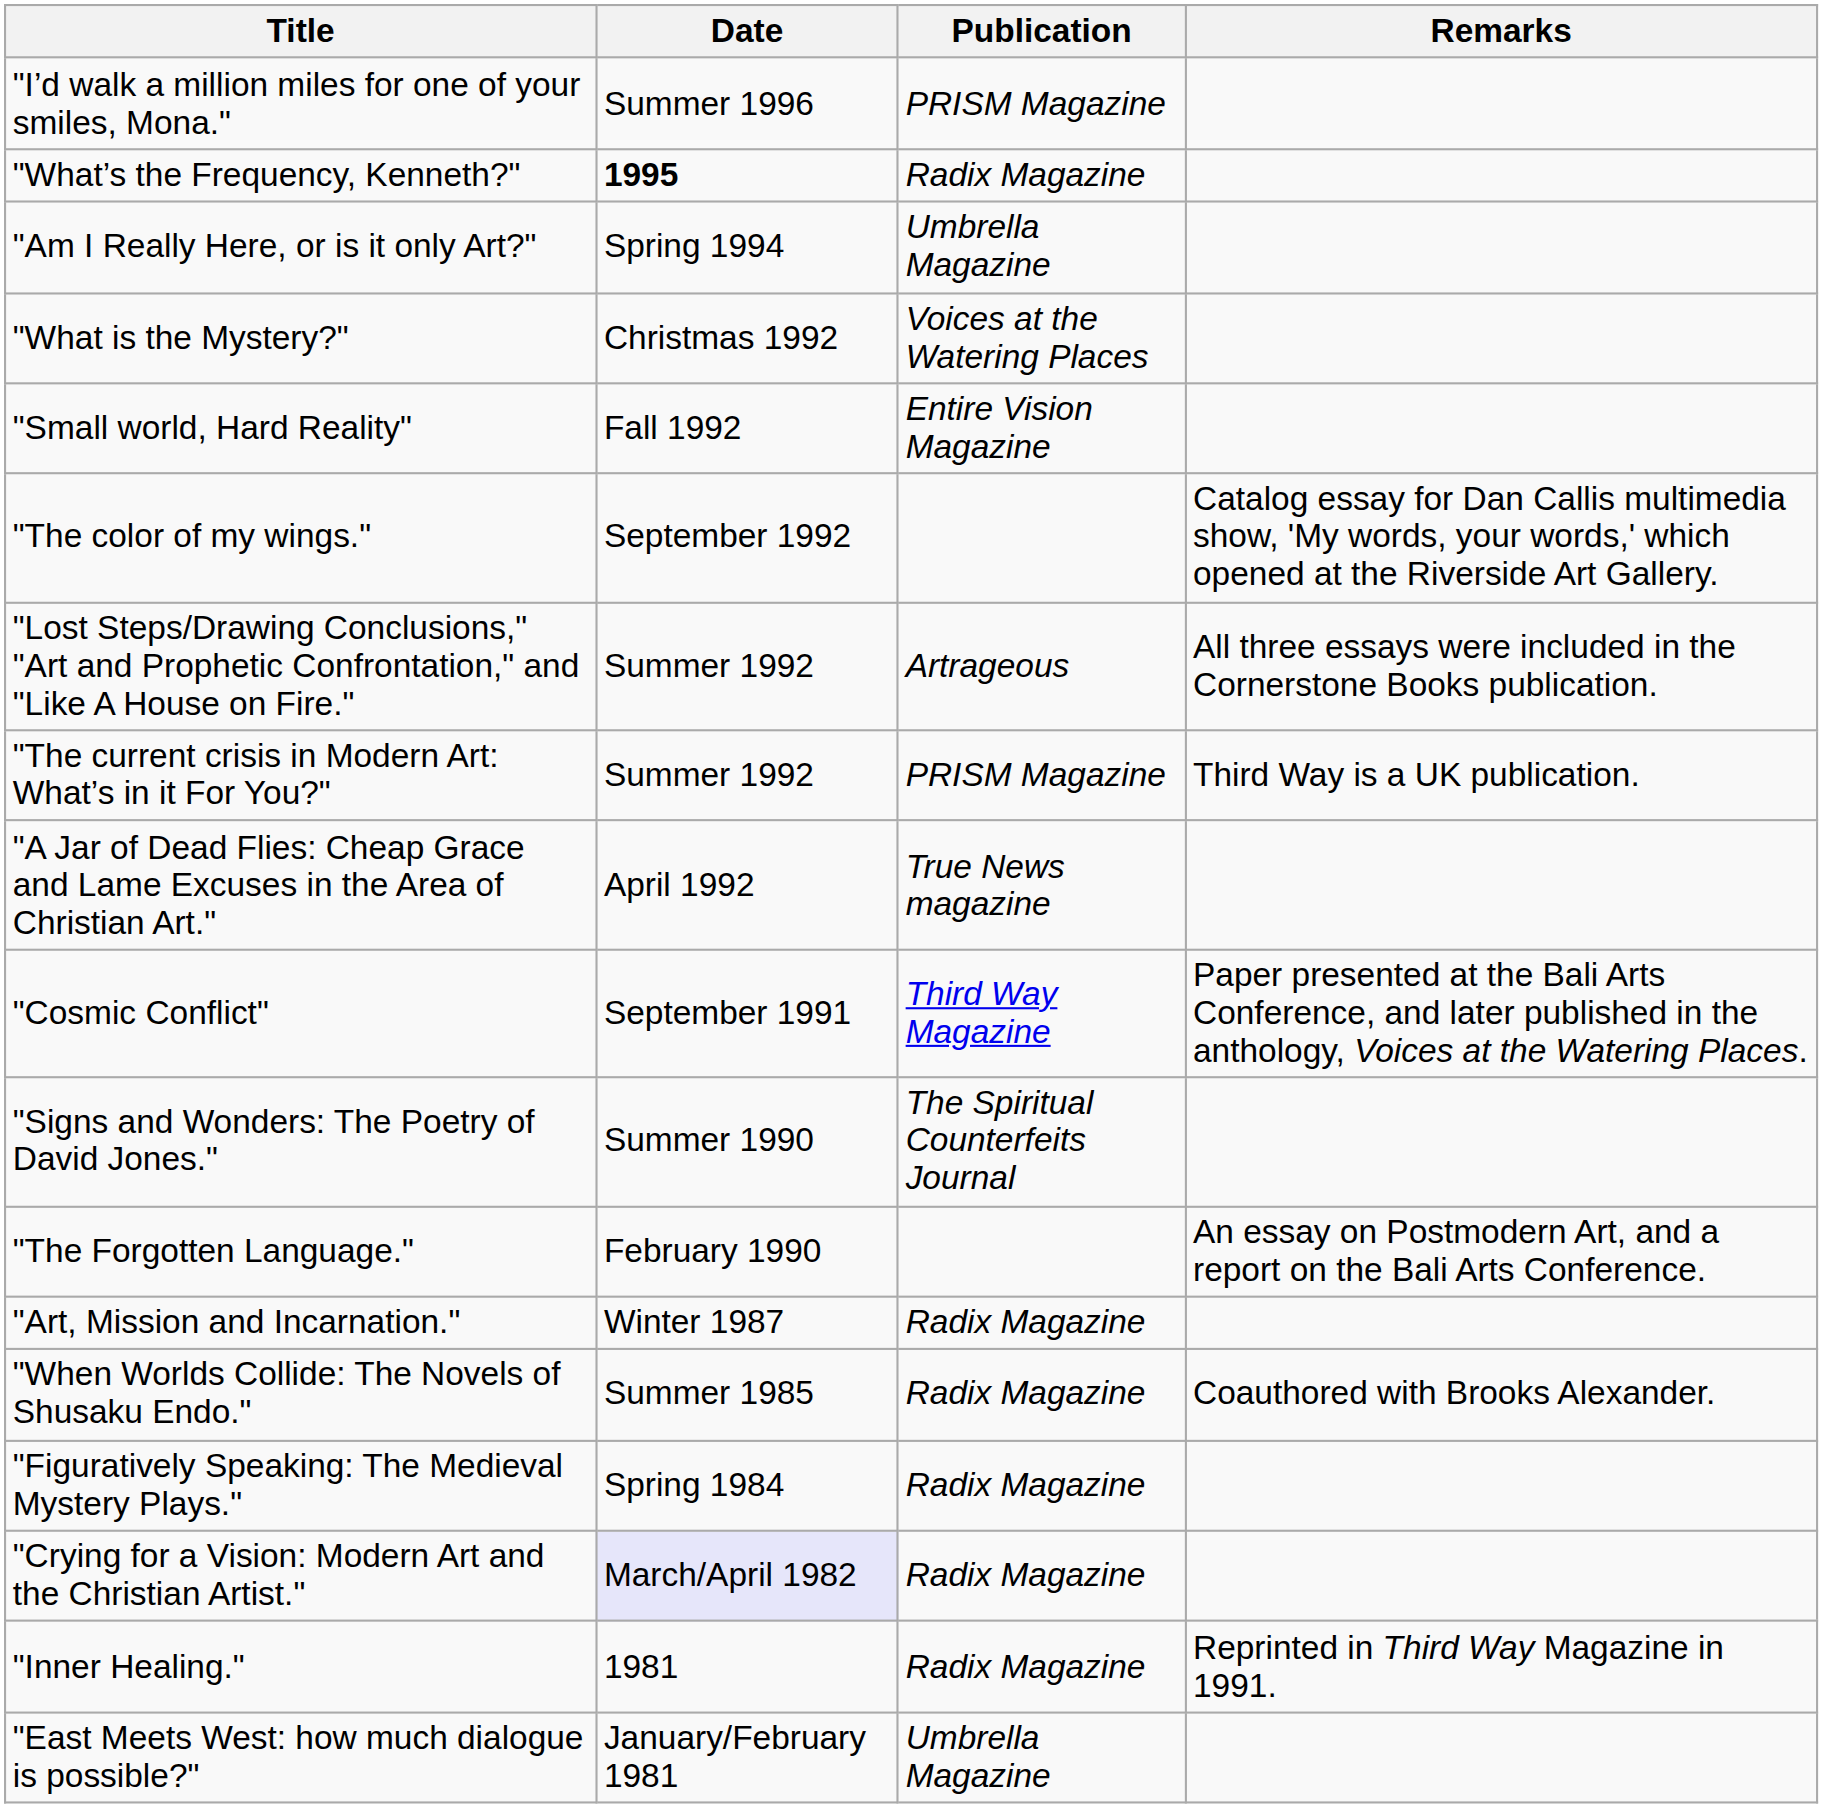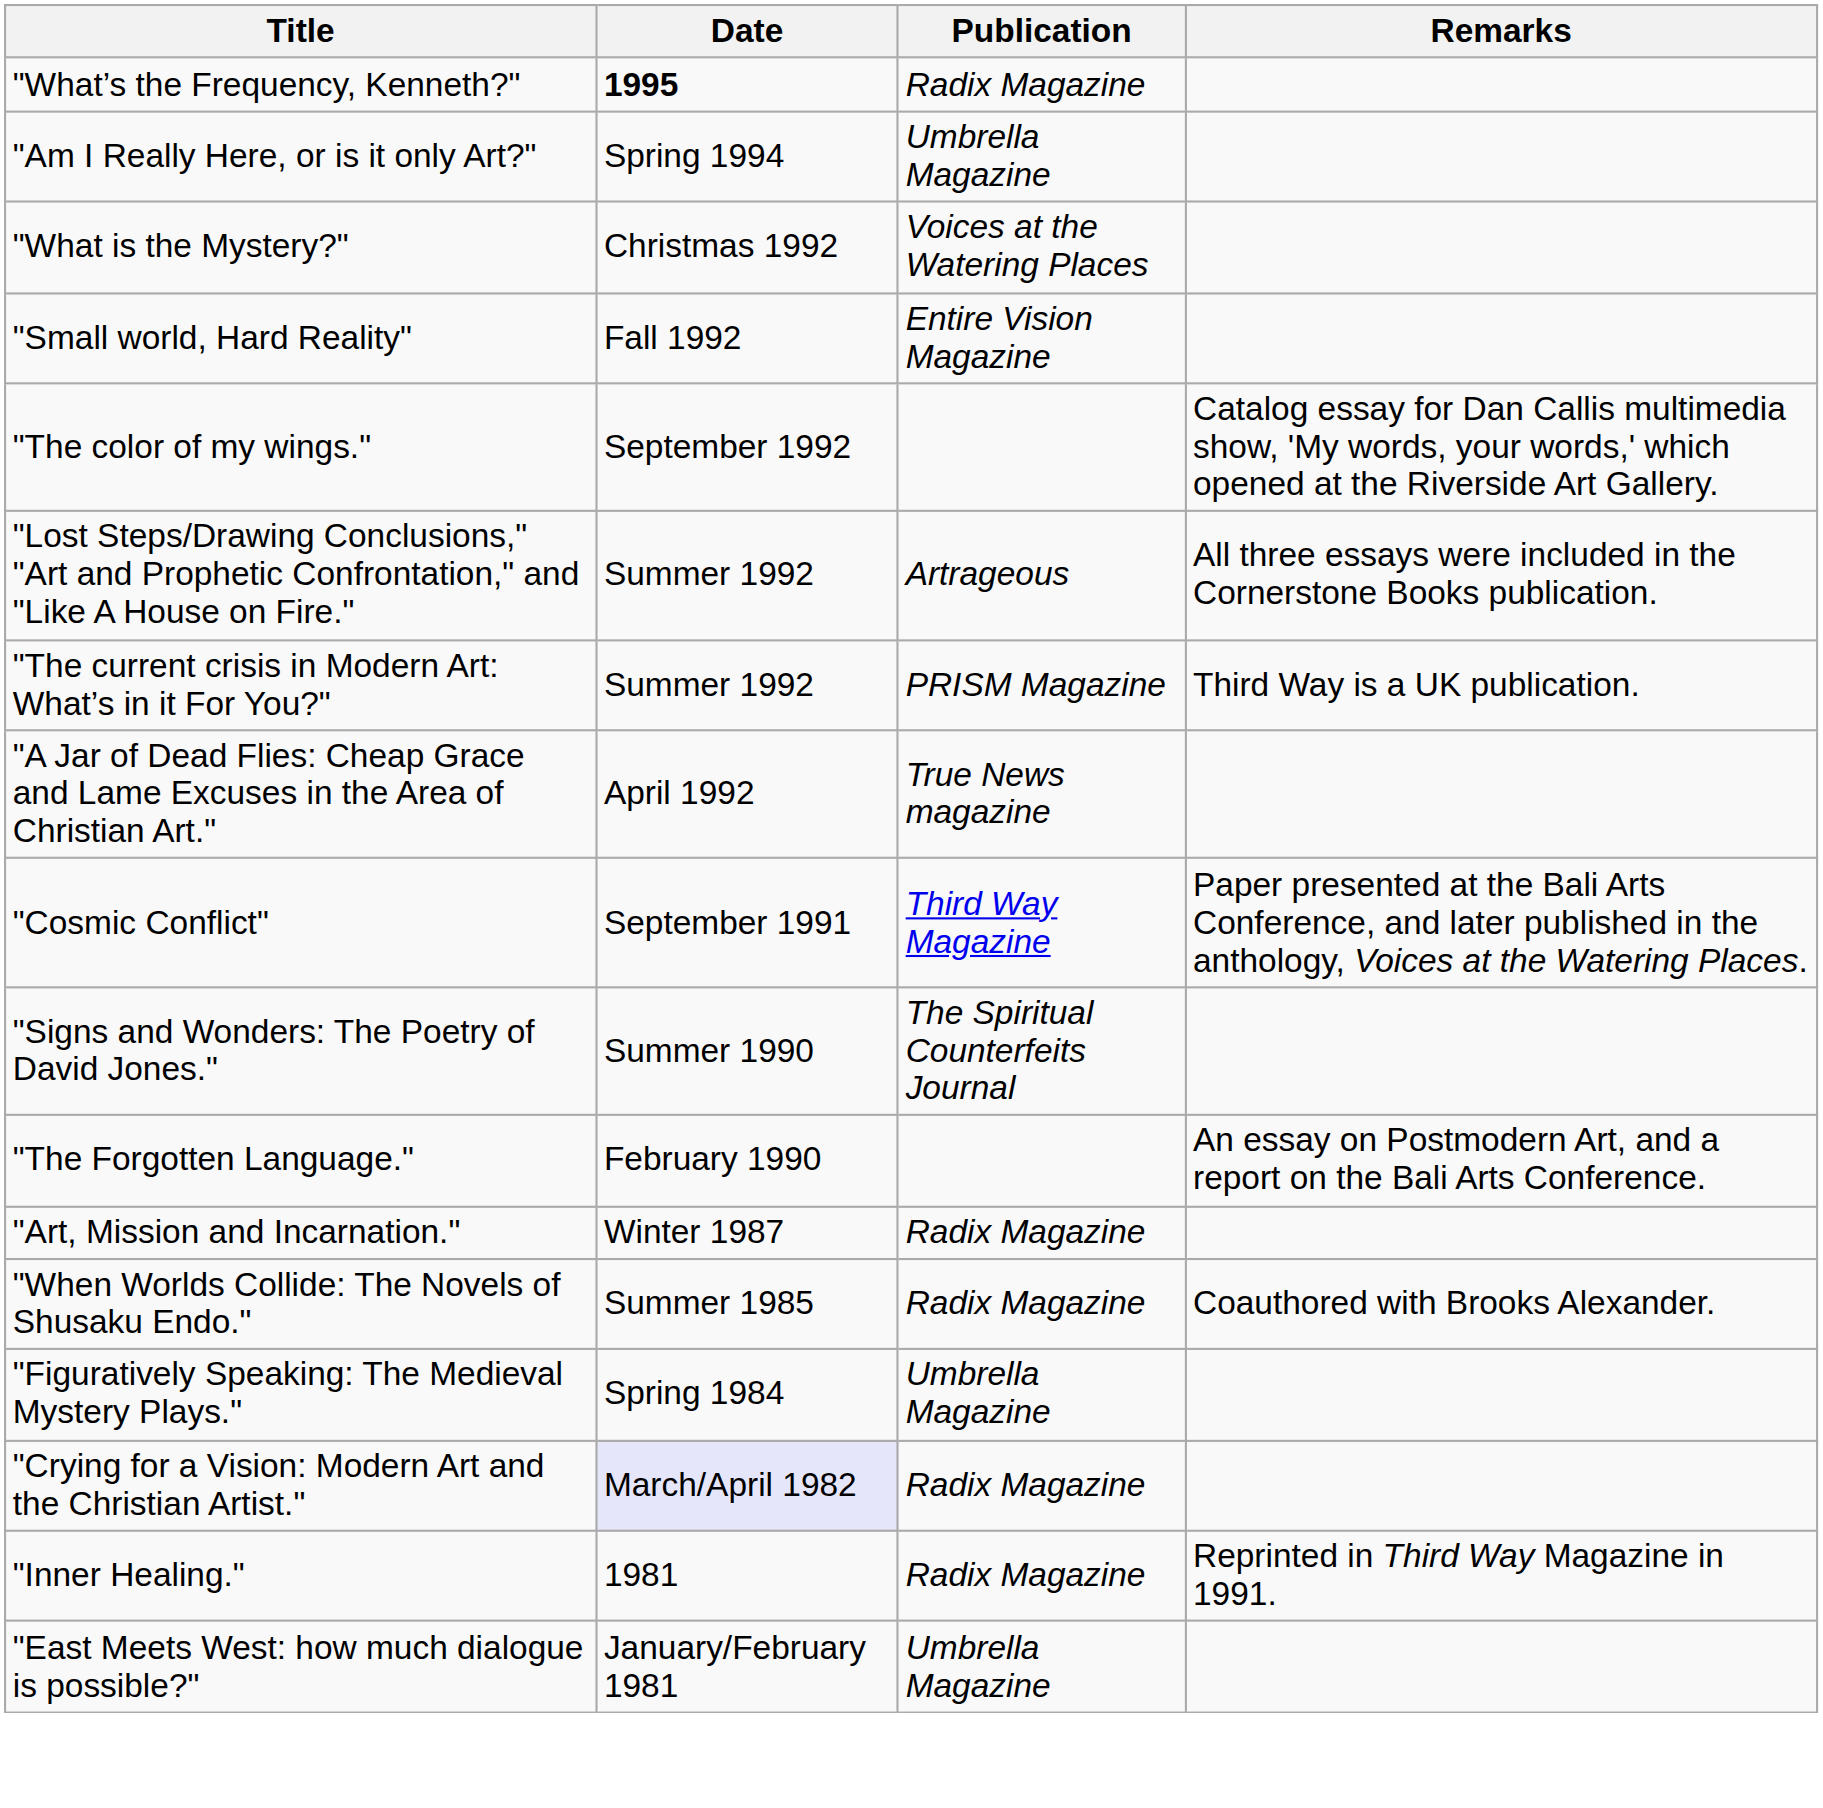- row: (297, 102)
(1026, 1484) Radix Magazine -> (978, 1394) Umbrella Magazine
